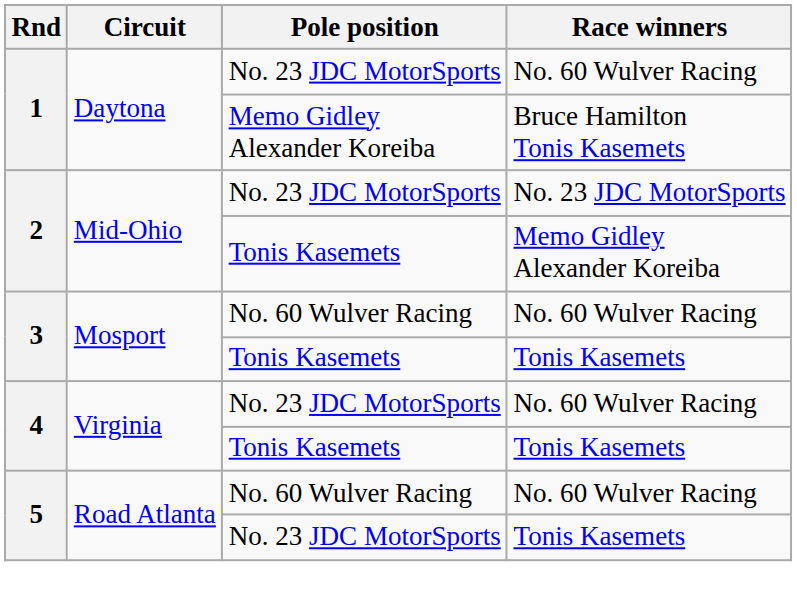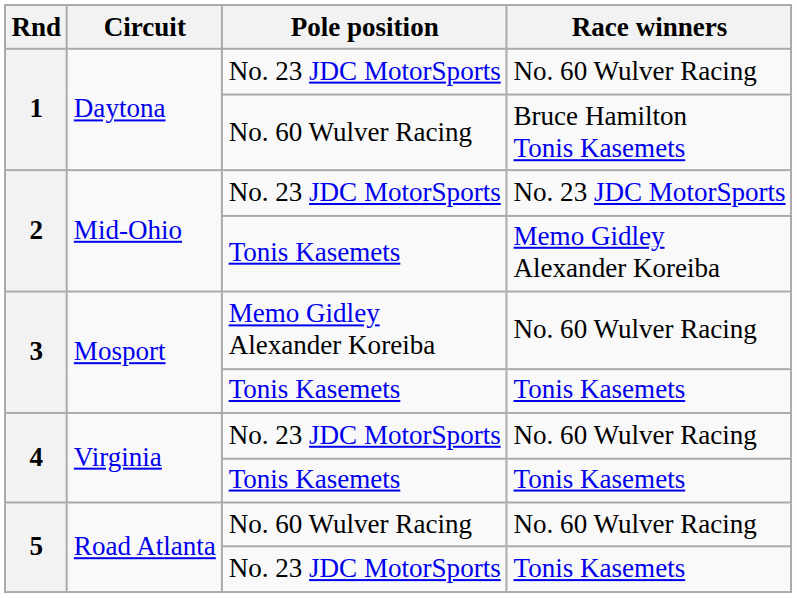(332, 131) Memo Gidley Alexander Koreiba -> (350, 131) No. 60 Wulver Racing
(350, 313) No. 60 Wulver Racing -> (332, 329) Memo Gidley Alexander Koreiba
